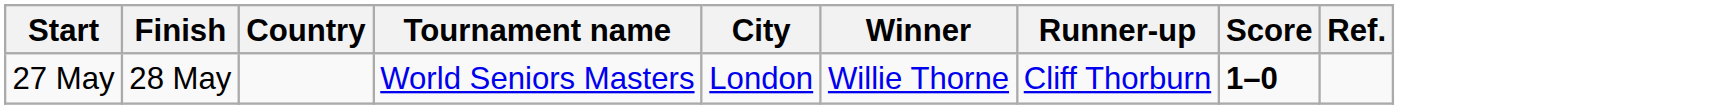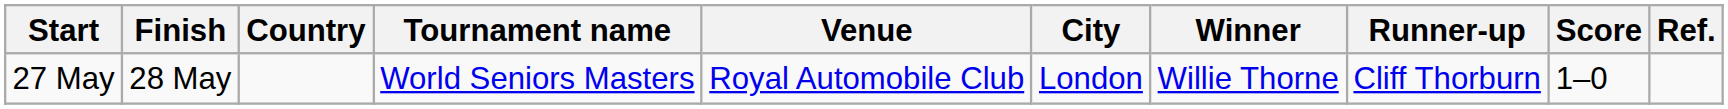+ column: (867, 29)
(1252, 78) bold -> (1582, 78) normal
